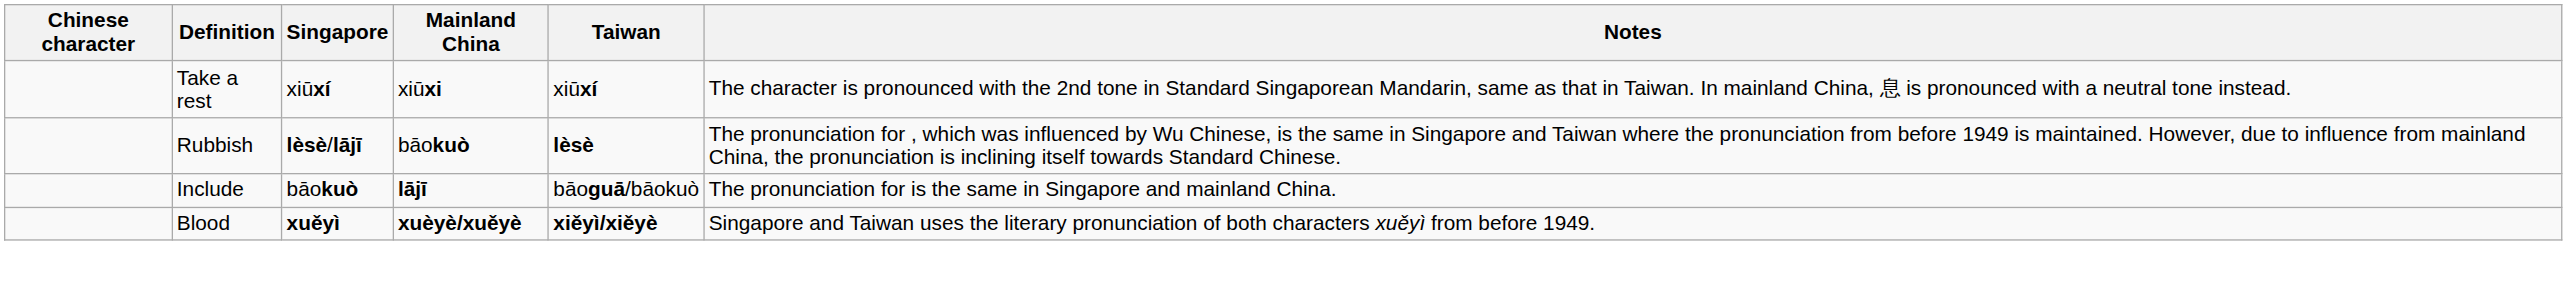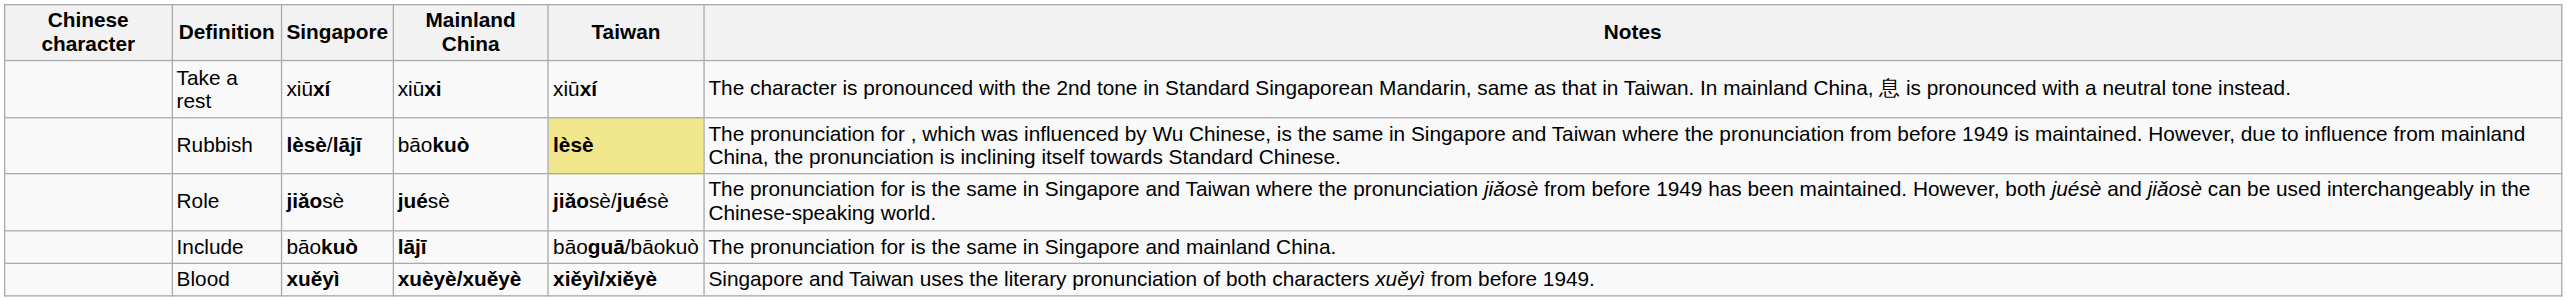(574, 145) no background -> (573, 145) khaki background
+ row: (198, 201)
